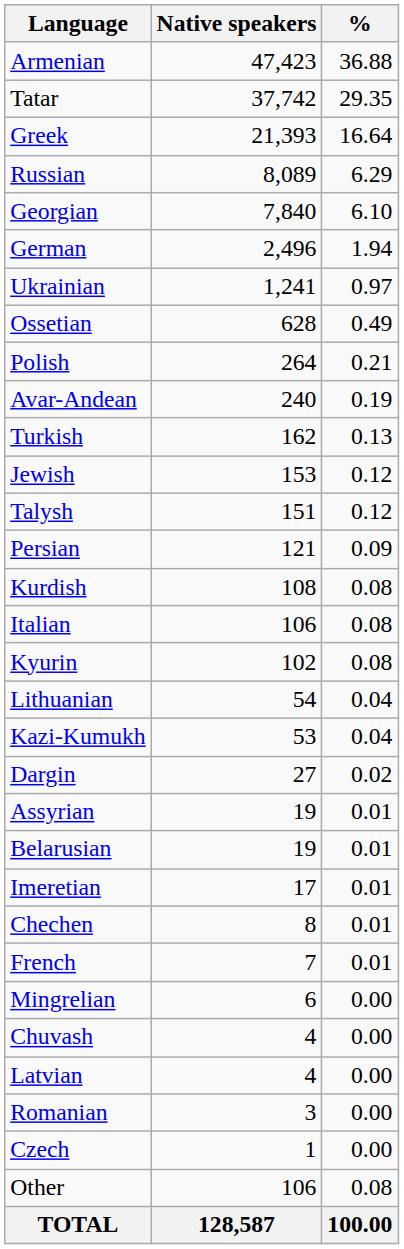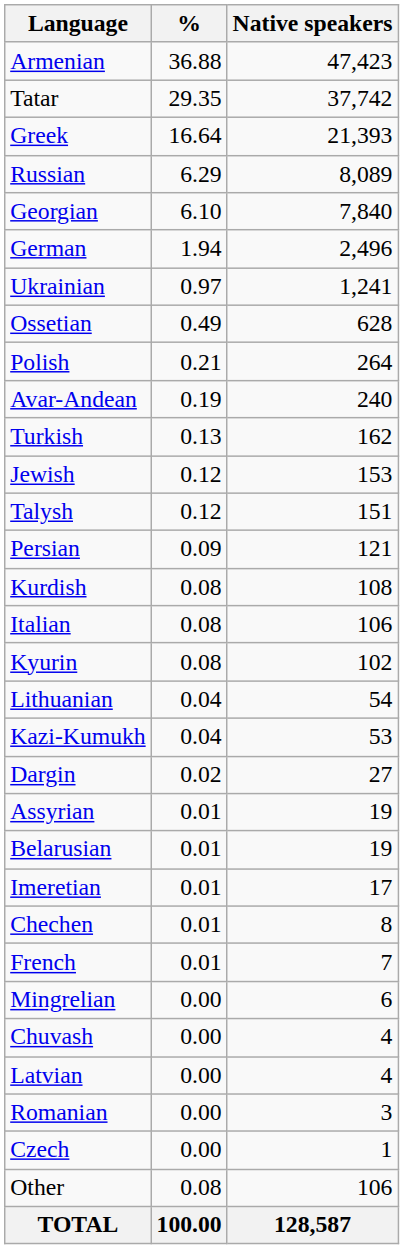columns swapped: (236, 23) <-> (360, 23)
